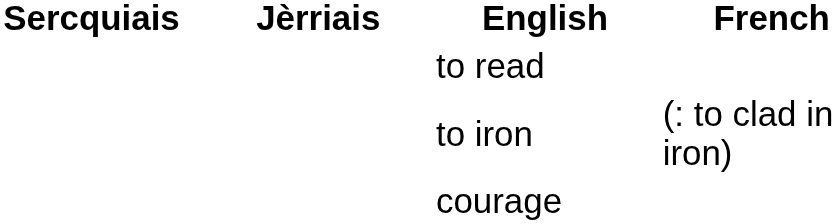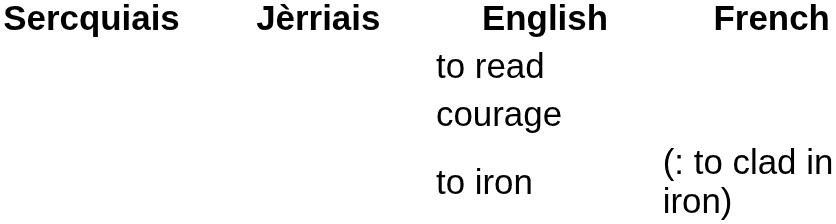rows swapped: (499, 201) <-> (484, 134)
